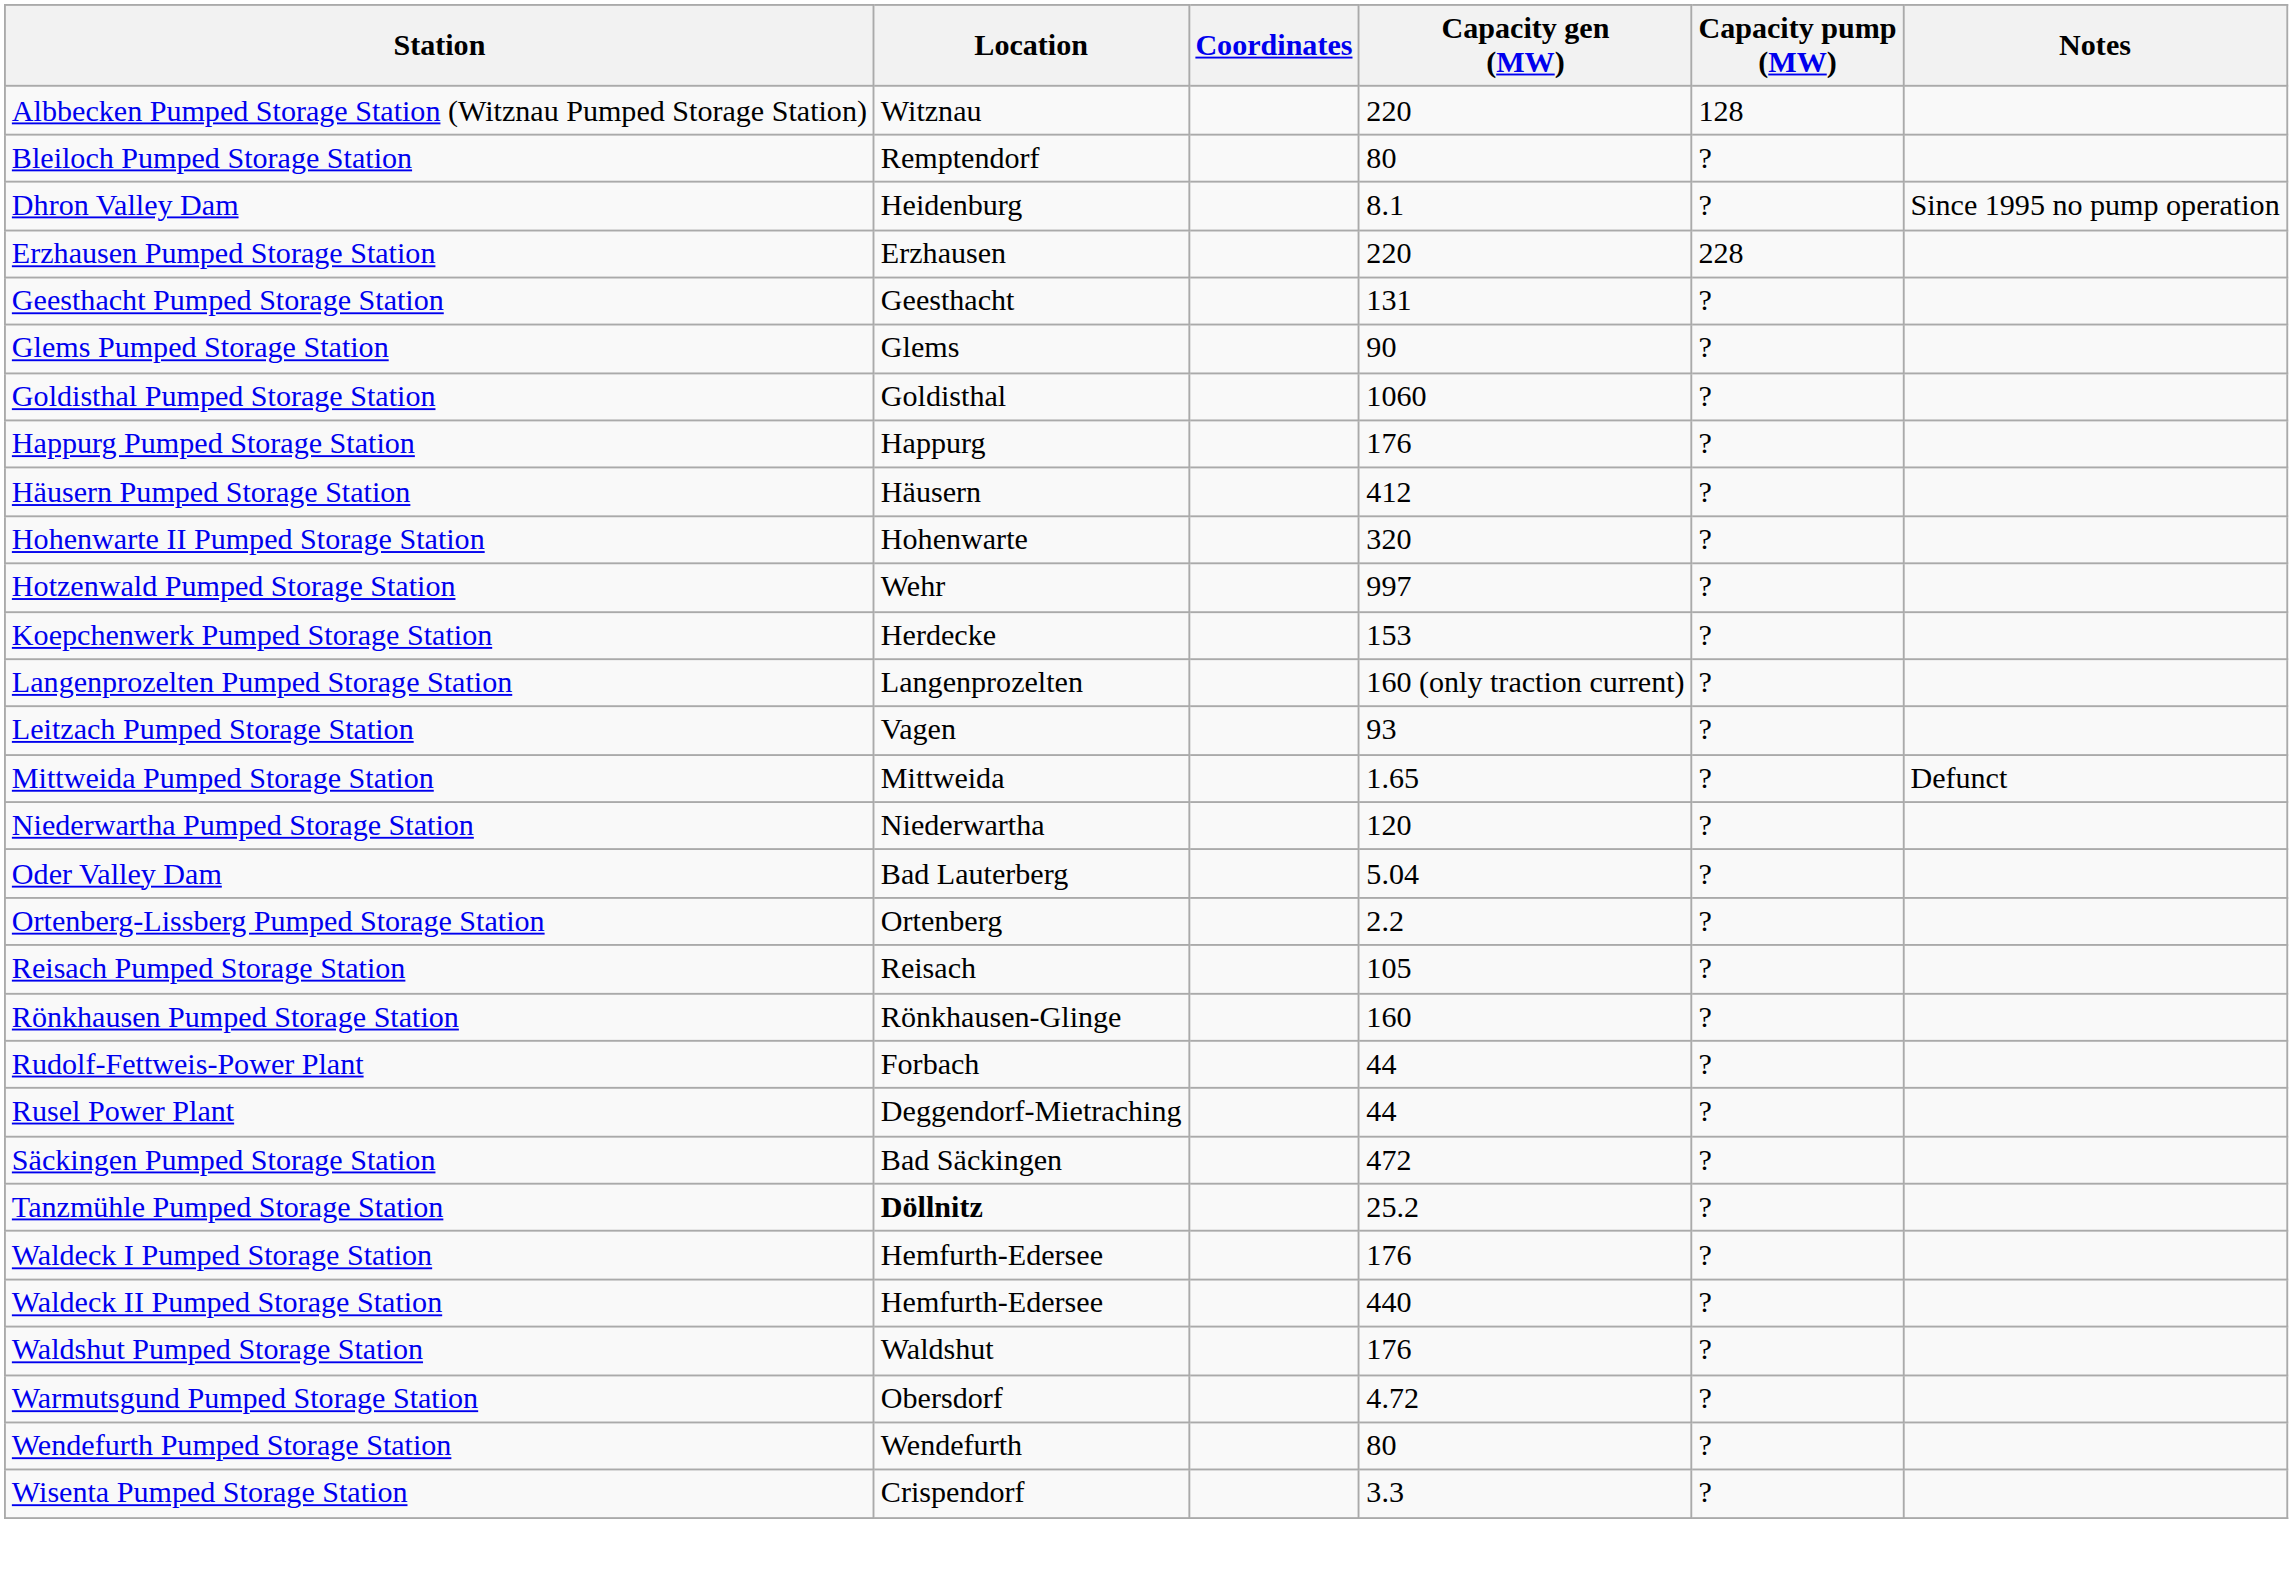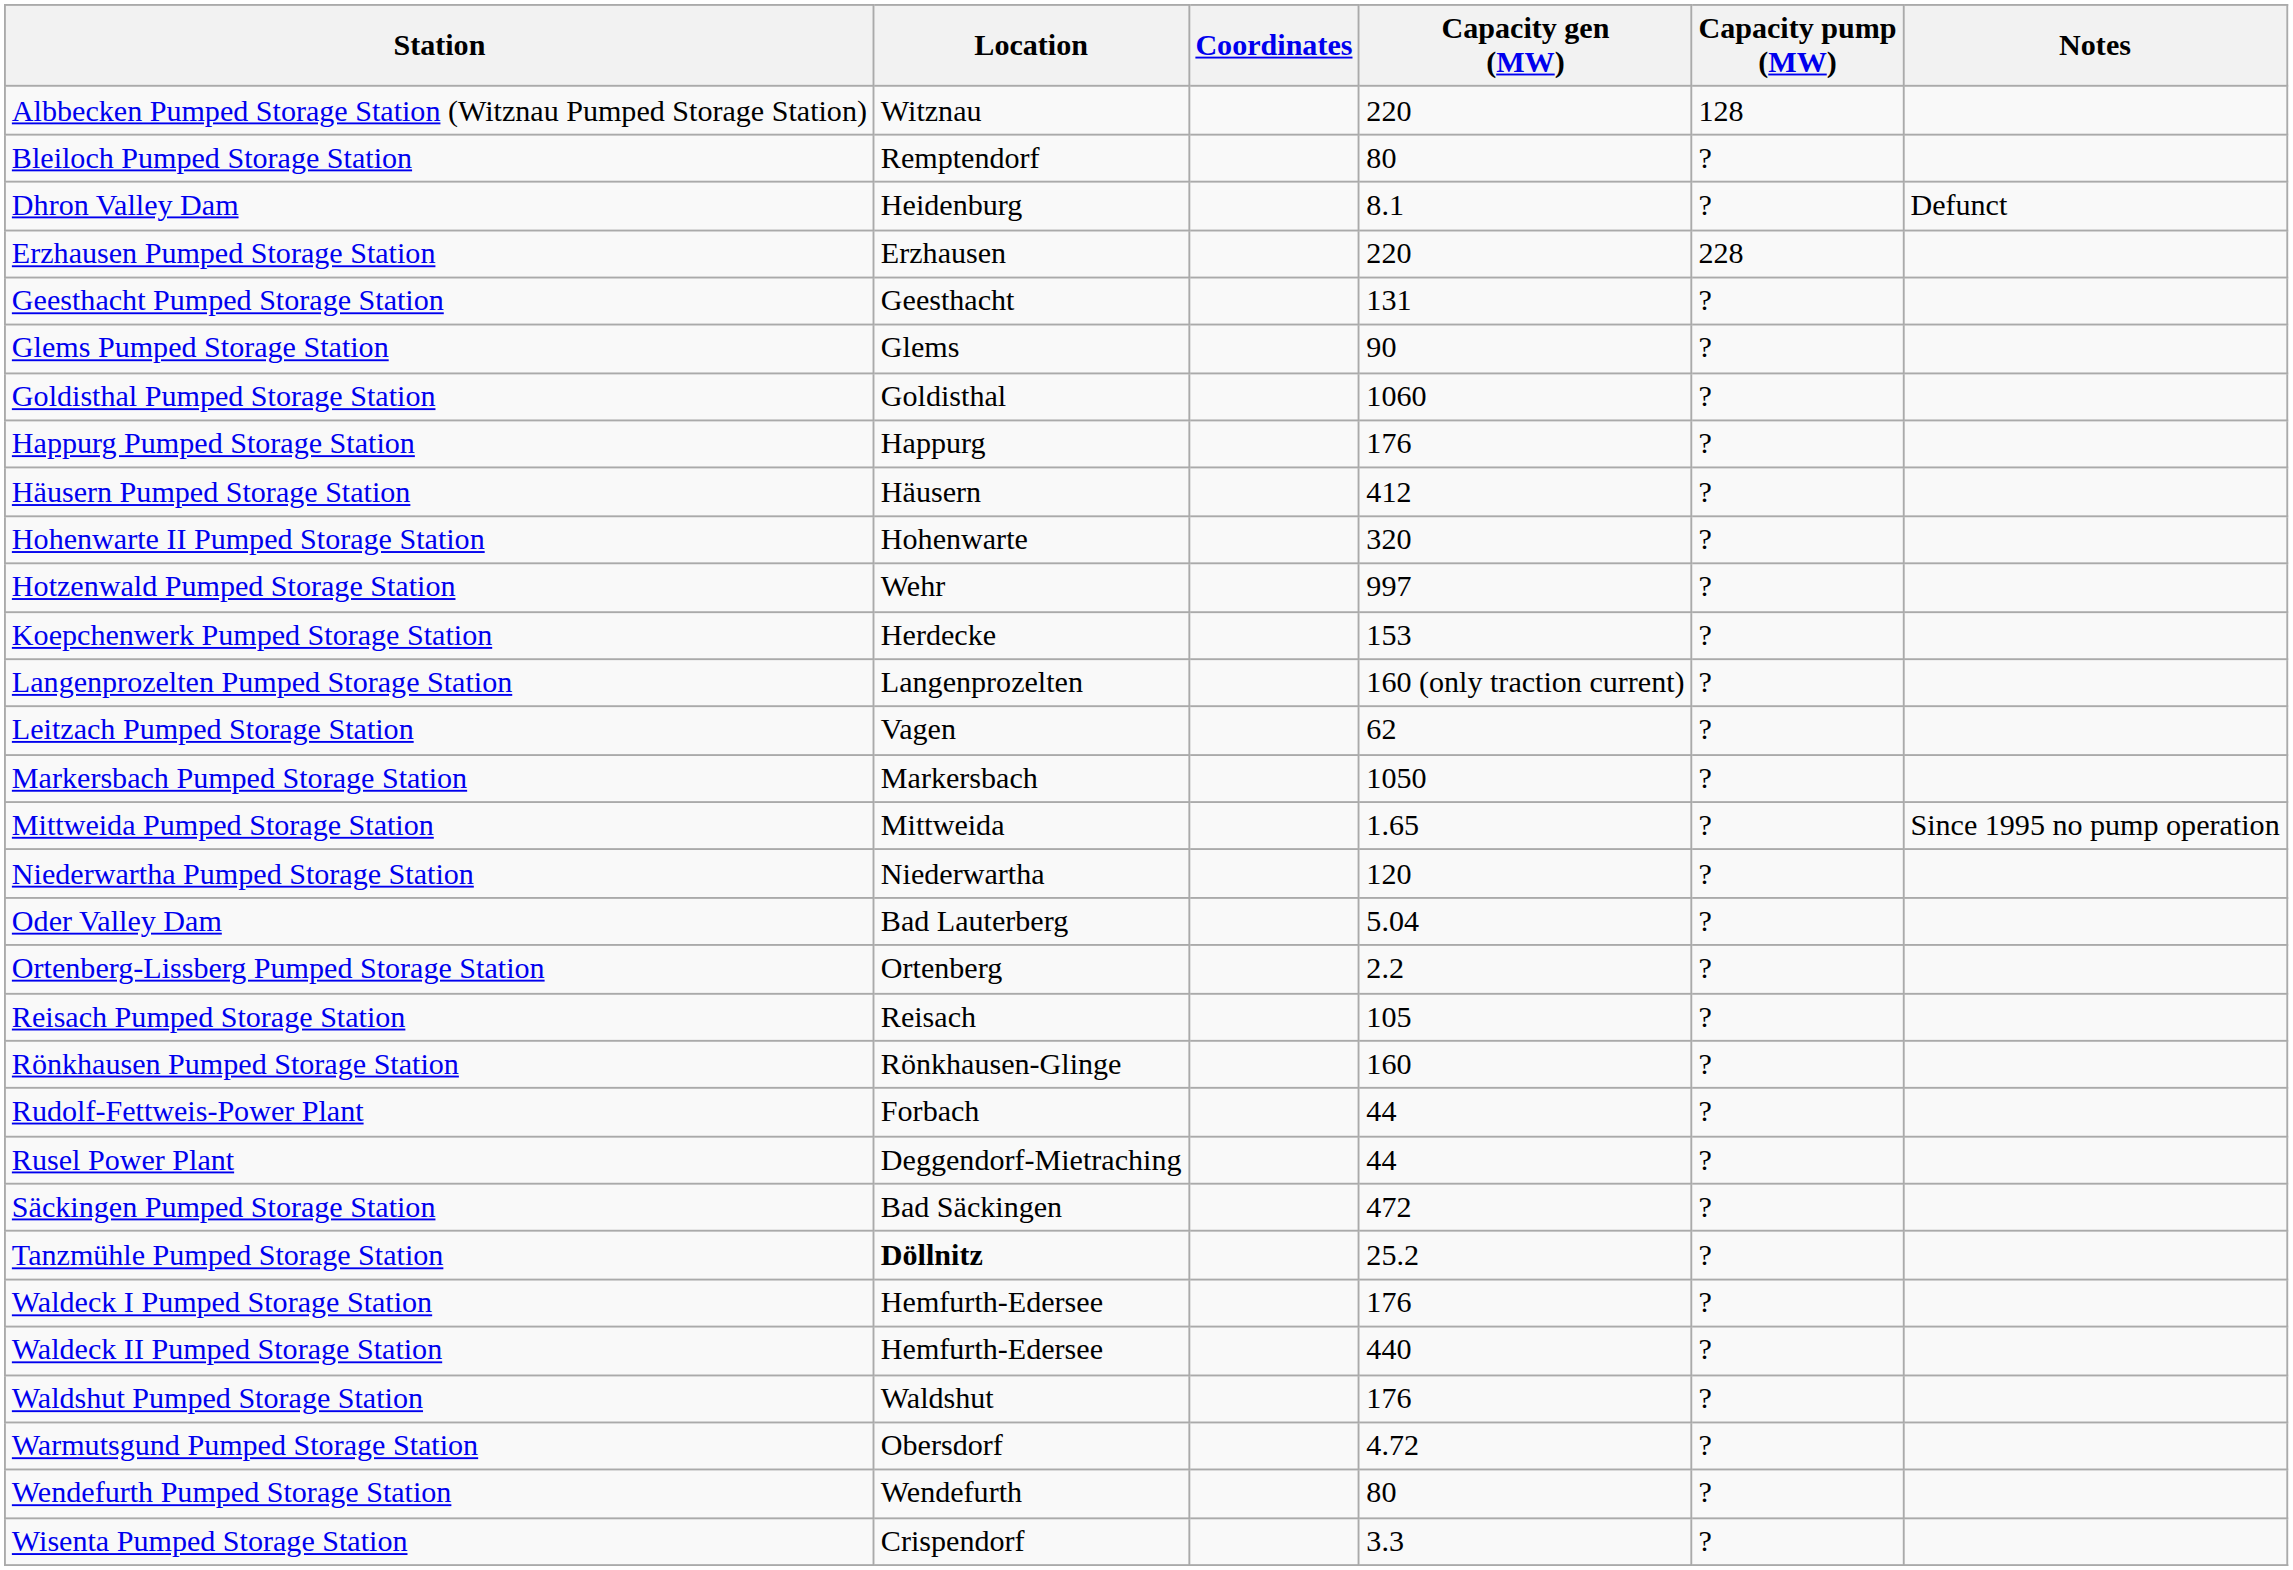(2095, 205) Since 1995 no pump operation -> (1959, 205) Defunct
(1381, 730) 93 -> (1381, 730) 62
+ row: (240, 777)
(1959, 777) Defunct -> (2095, 825) Since 1995 no pump operation
